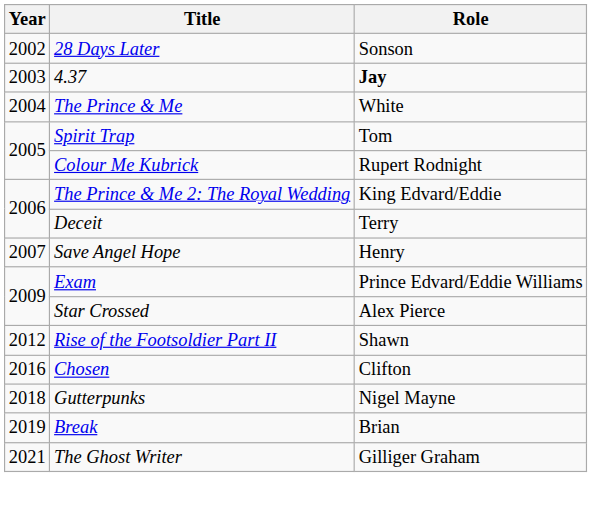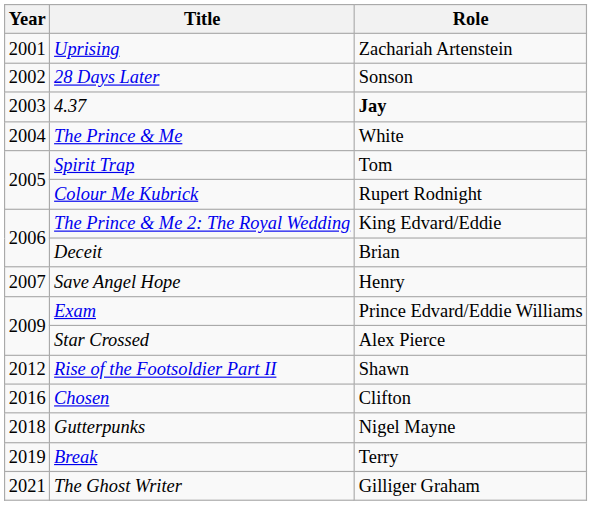+ row: (87, 48)
(379, 223) Terry -> (379, 252) Brian
(379, 427) Brian -> (379, 456) Terry
